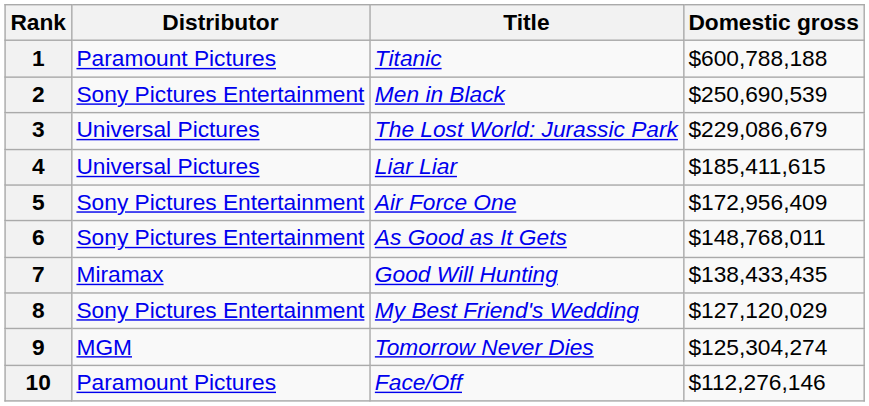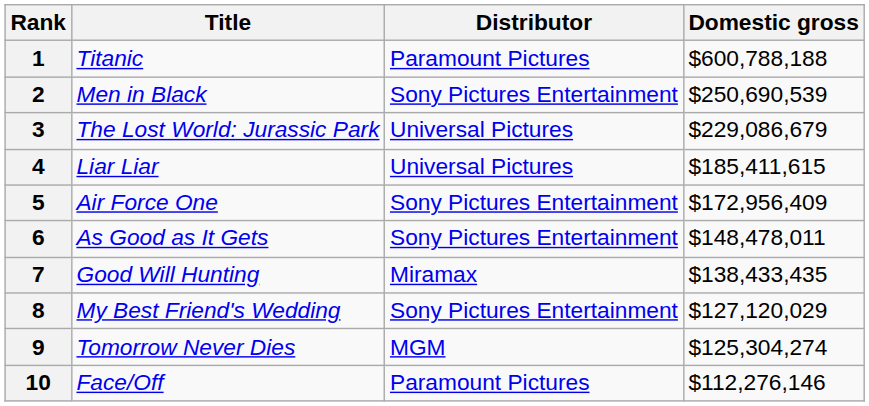columns swapped: (526, 22) <-> (220, 22)
(757, 238) $148,768,011 -> (757, 238) $148,478,011
